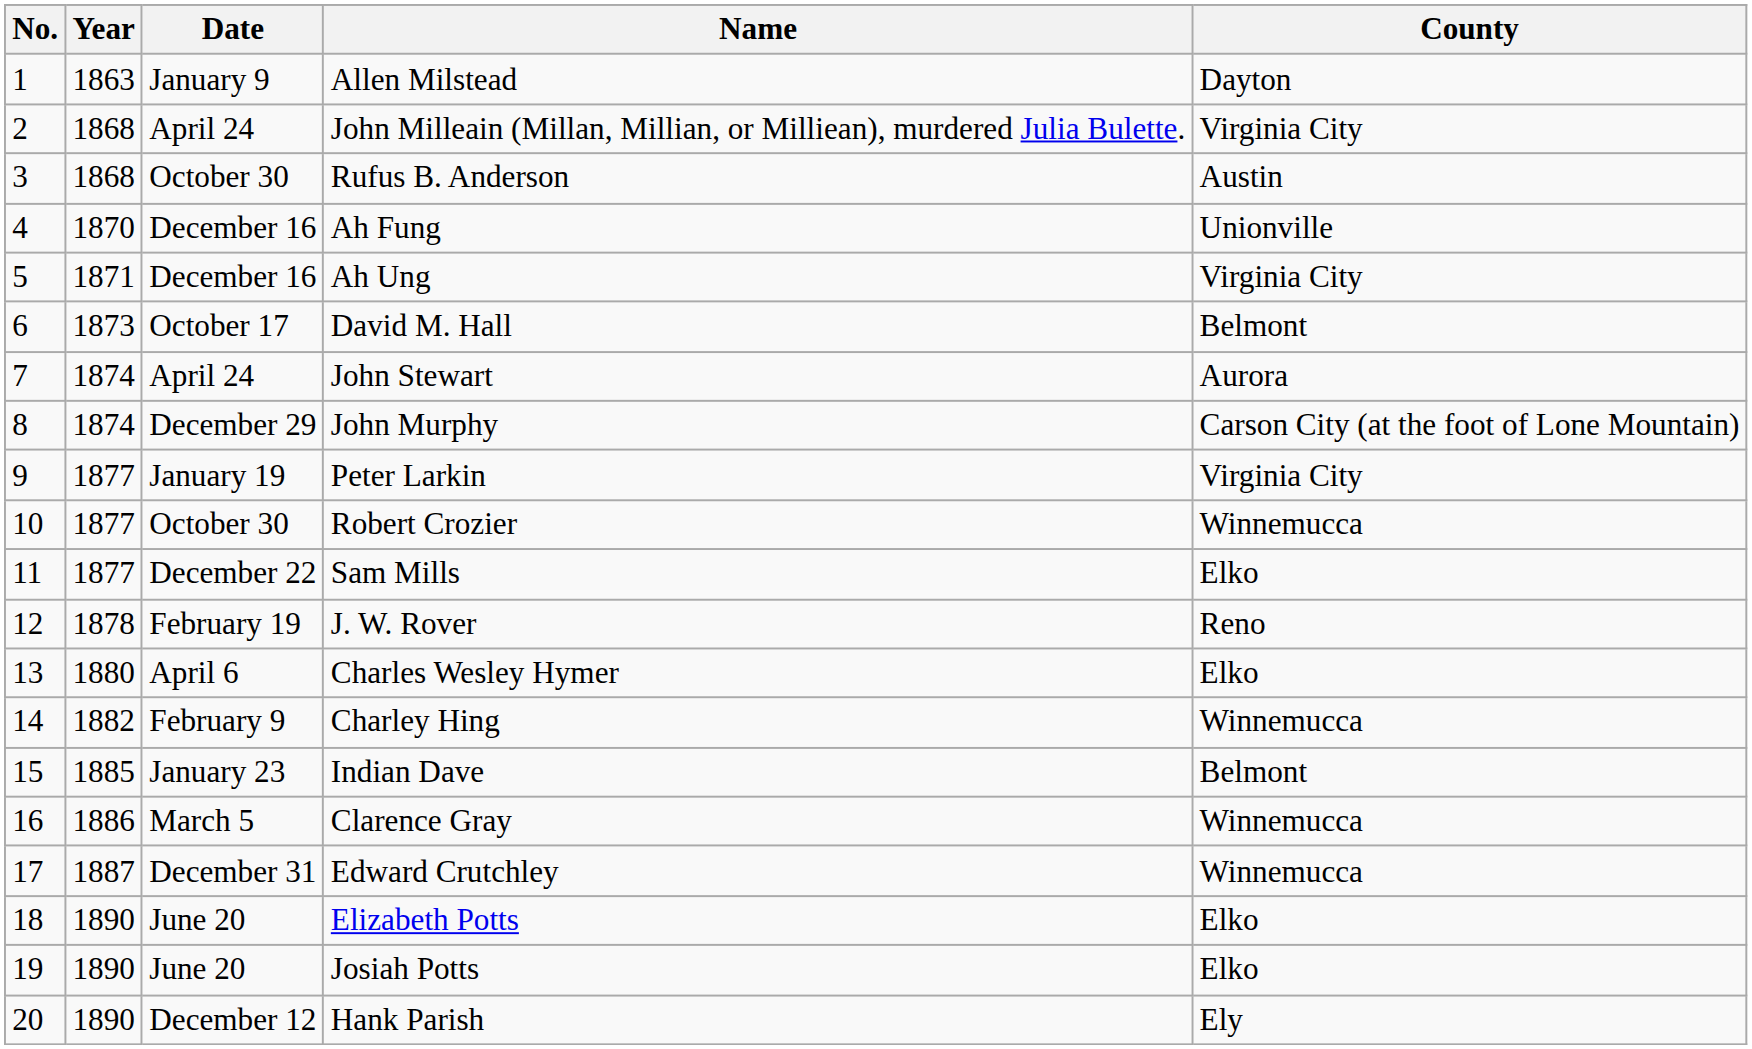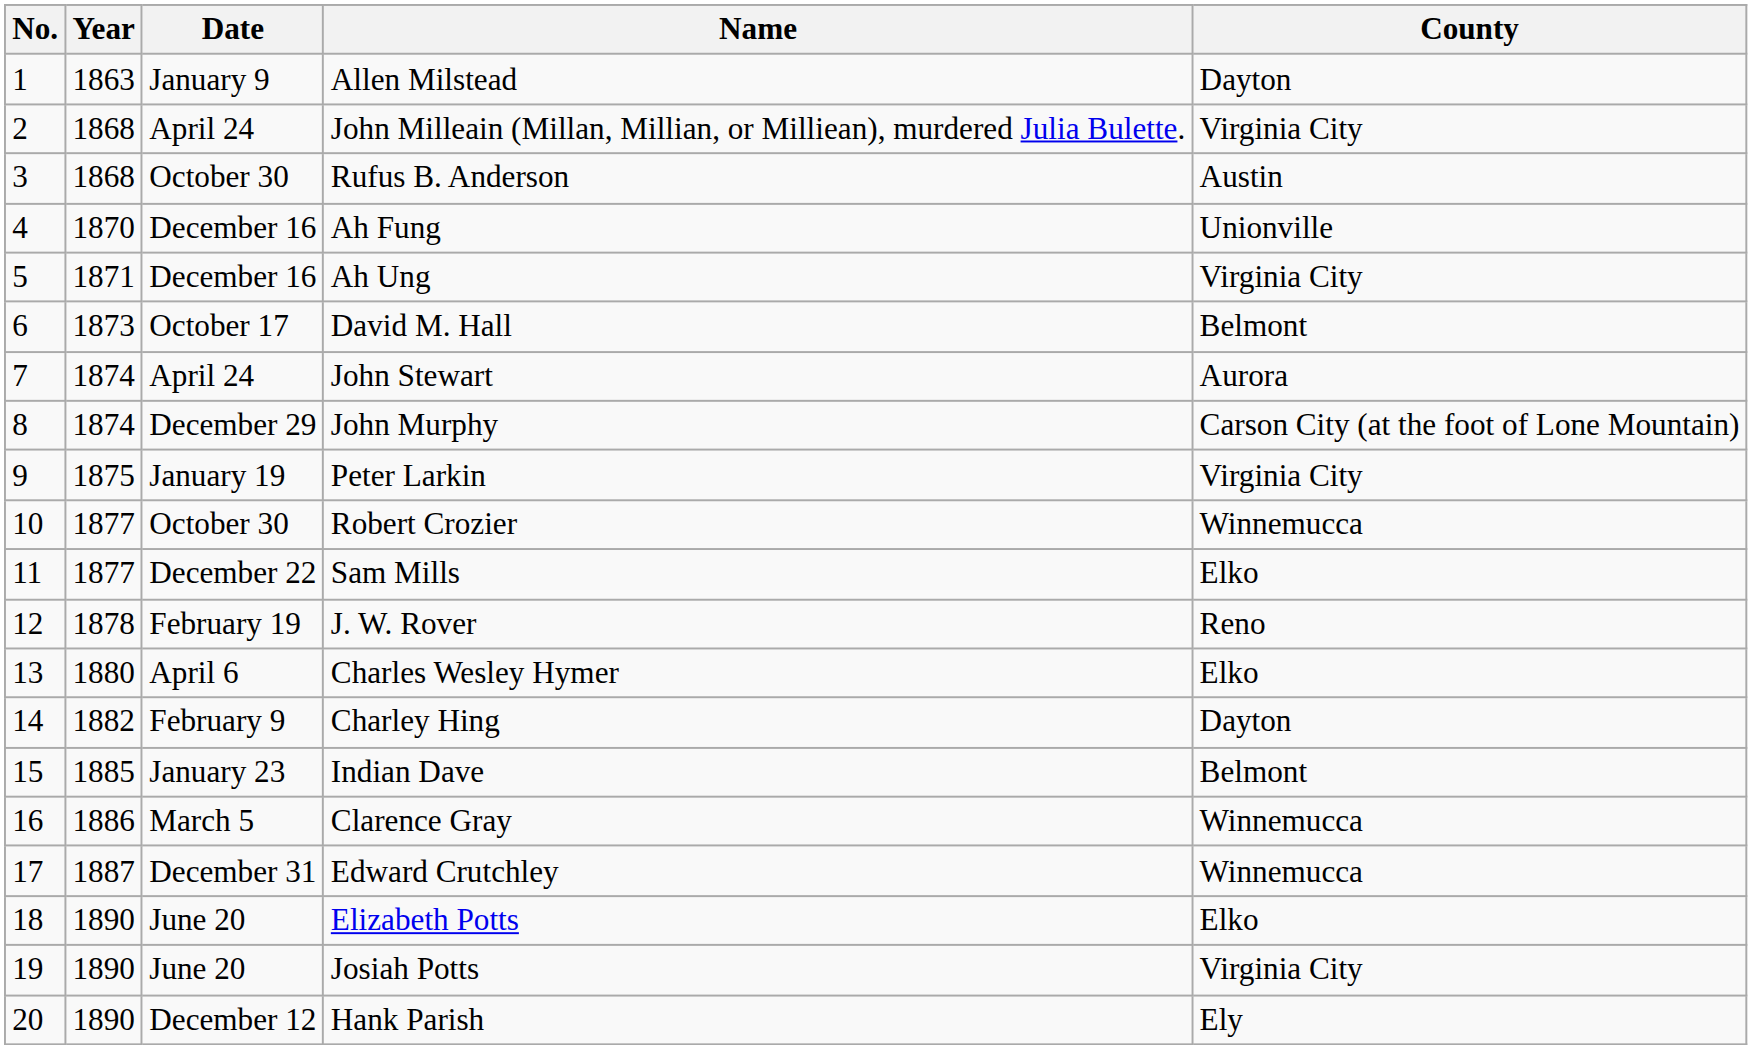(104, 474) 1877 -> (104, 474) 1875
(1281, 721) Winnemucca -> (1246, 721) Dayton
(1229, 969) Elko -> (1281, 969) Virginia City
